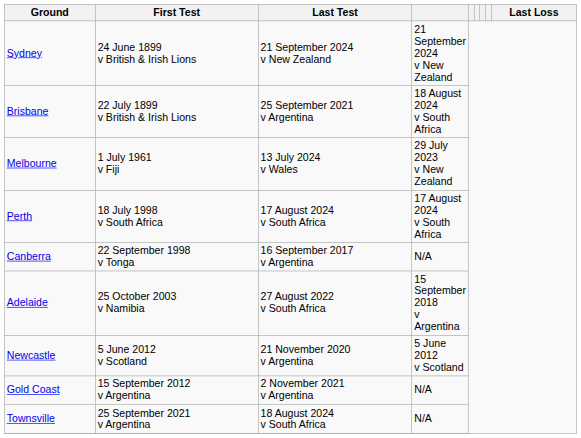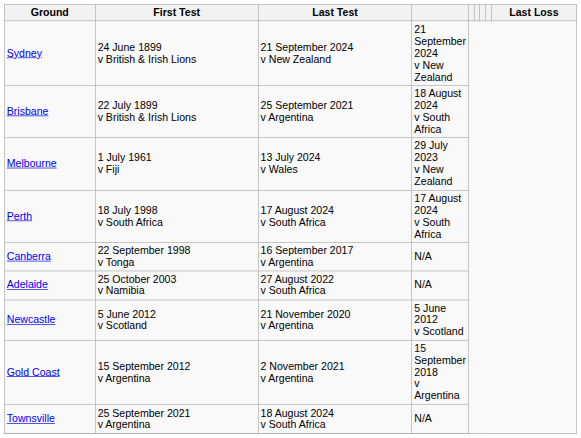(440, 303) 15 September 2018 v Argentina -> (423, 285) N/A
(423, 390) N/A -> (440, 372) 15 September 2018 v Argentina
